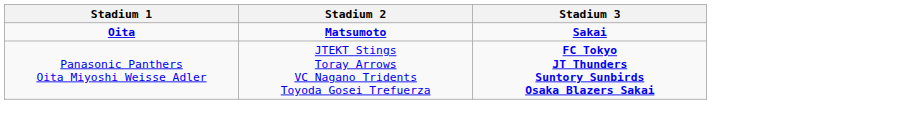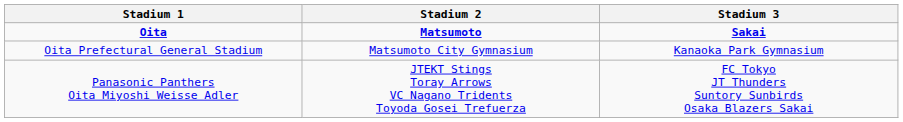+ row: (153, 51)
(590, 70) bold -> (749, 89) normal
